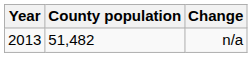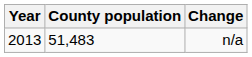(71, 40) 51,482 -> (71, 40) 51,483
